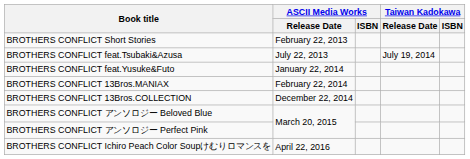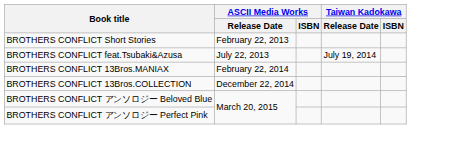- row: (90, 69)
- row: (139, 146)
